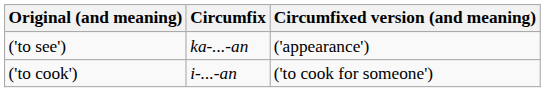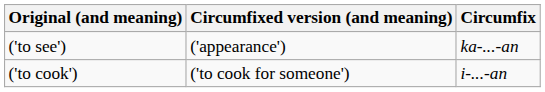columns swapped: (228, 18) <-> (405, 18)
